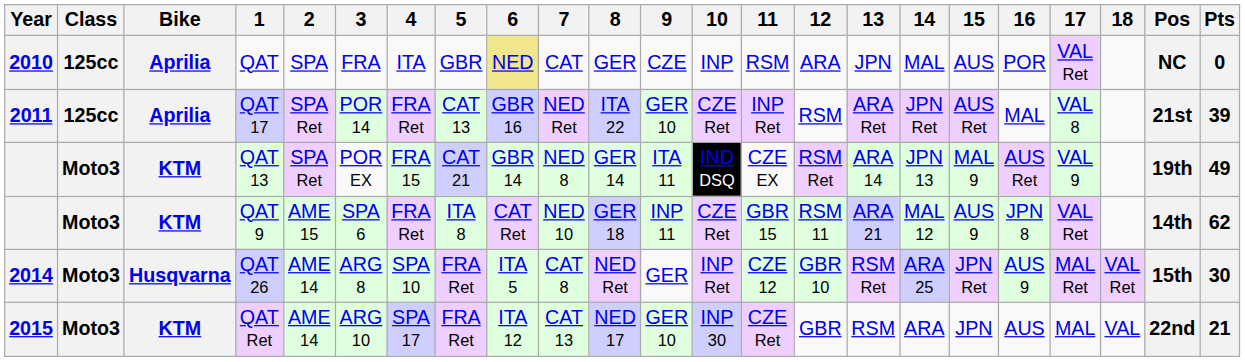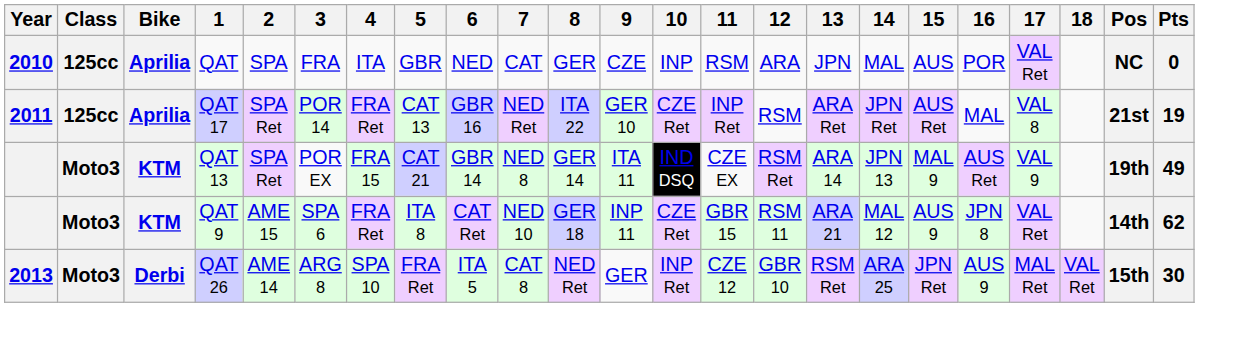(513, 62) khaki background -> (472, 62) no background
(1220, 115) 39 -> (1174, 115) 19
(31, 275) 2014 -> (31, 275) 2013
(180, 275) Husqvarna -> (160, 275) Derbi
- row: (259, 329)
